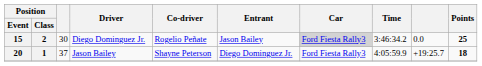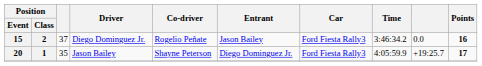(63, 39) 30 -> (63, 39) 37
(334, 39) lightgrey background -> (334, 39) no background
(463, 39) 25 -> (463, 39) 16
(63, 53) 37 -> (63, 53) 35
(463, 53) 18 -> (463, 53) 17
